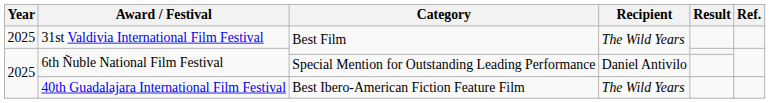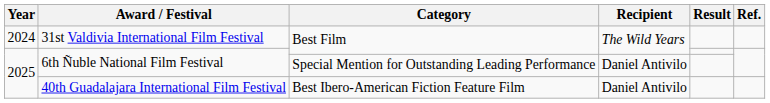(21, 37) 2025 -> (21, 37) 2024
(643, 87) The Wild Years -> (644, 87) Daniel Antivilo
